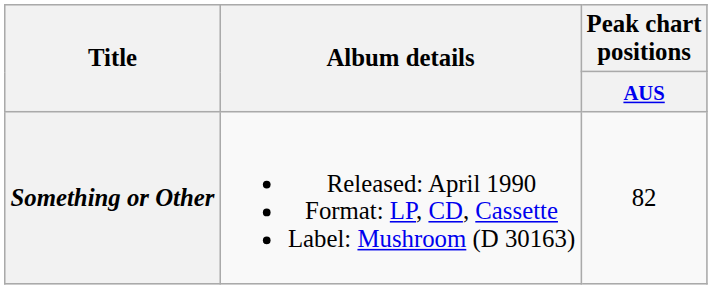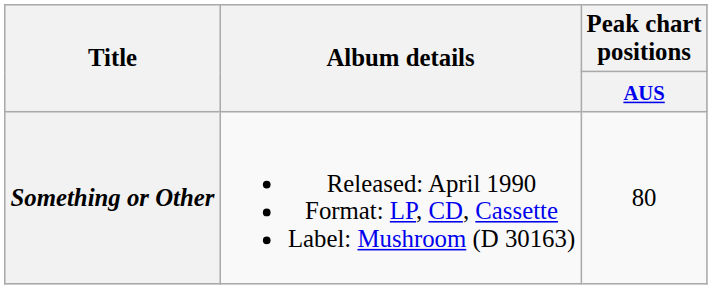(644, 197) 82 -> (644, 197) 80
